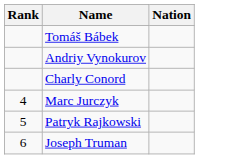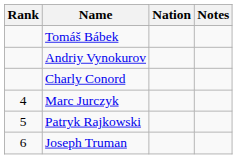+ column: (213, 15)
